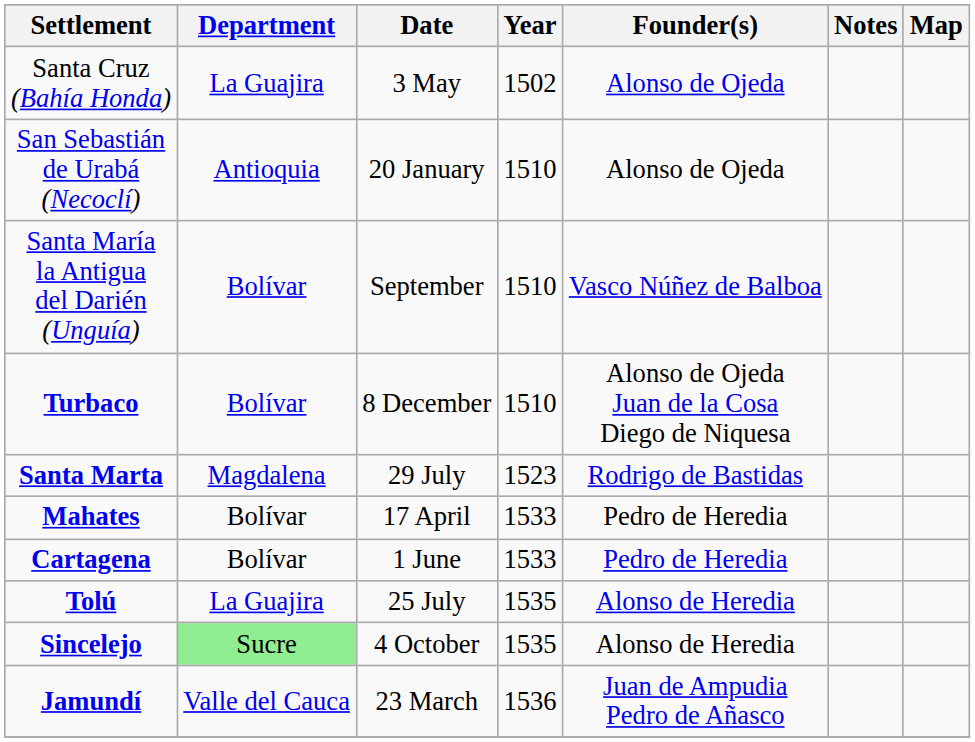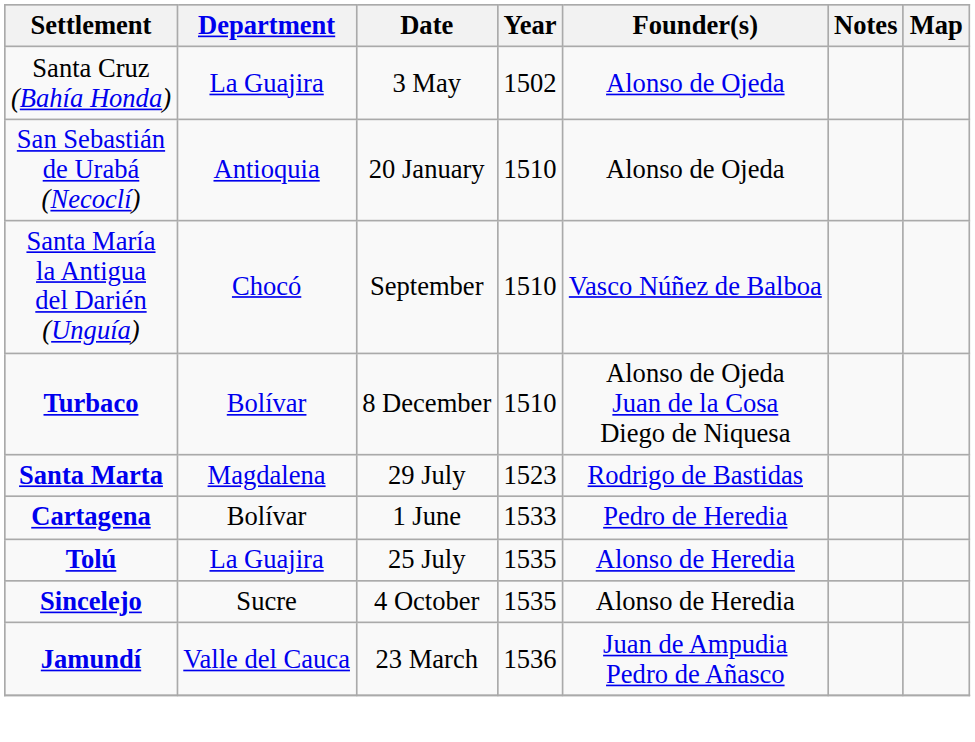(267, 286) Bolívar -> (267, 286) Chocó
- row: (91, 517)
(267, 643) lightgreen background -> (267, 601) no background
